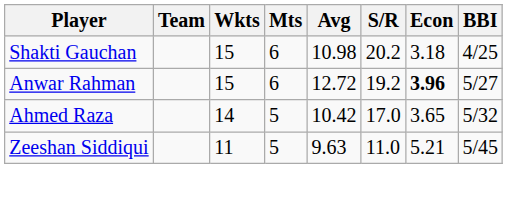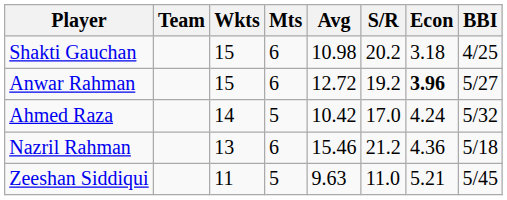(427, 115) 3.65 -> (427, 115) 4.24
+ row: (70, 147)
